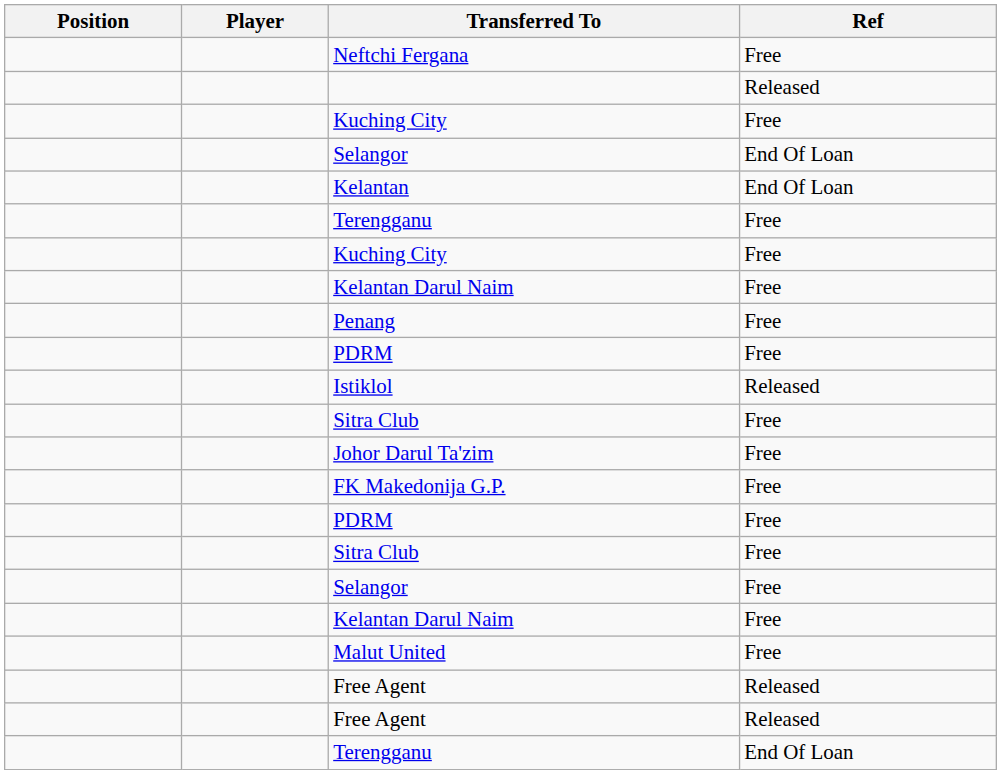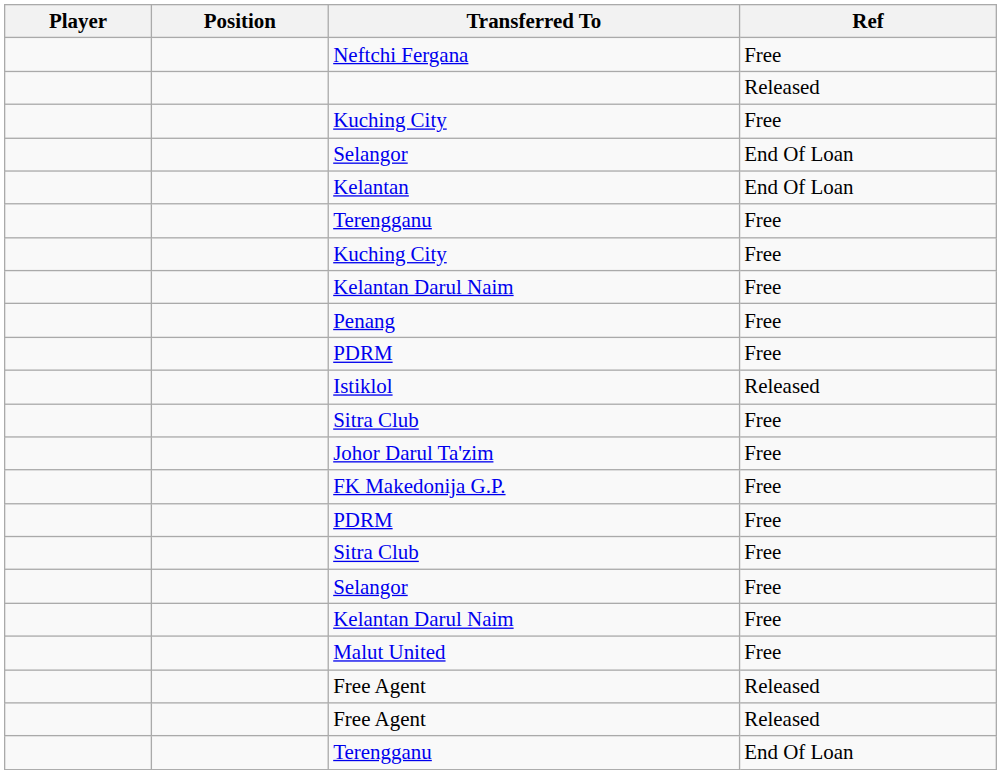columns swapped: (93, 21) <-> (255, 21)
